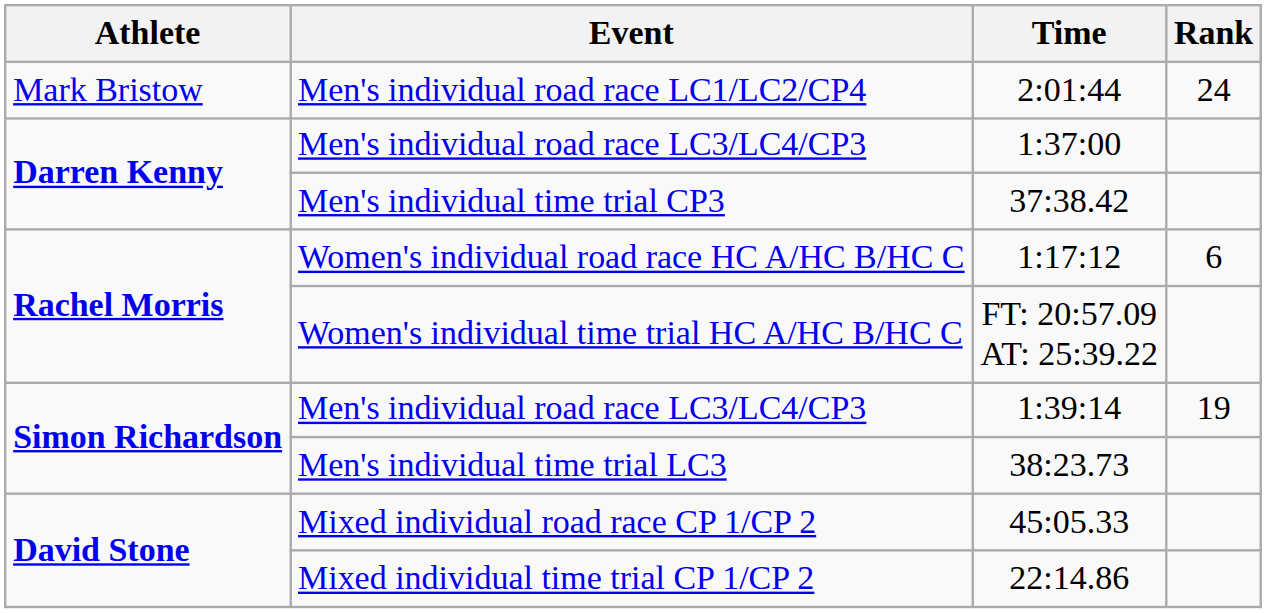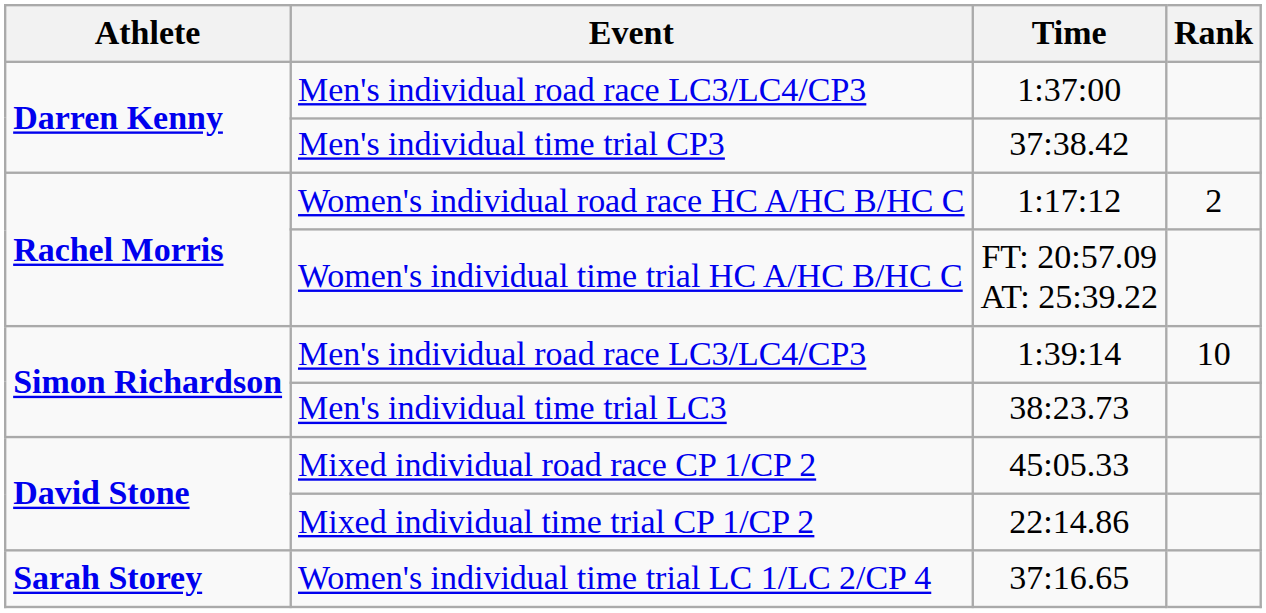- row: (582, 88)
(1214, 257) 6 -> (1214, 201) 2
(1214, 409) 19 -> (1214, 353) 10
+ row: (615, 577)
